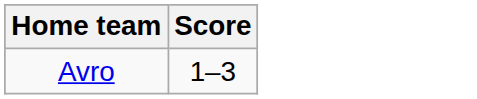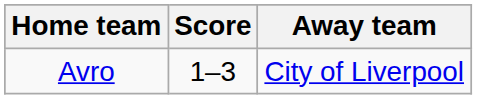+ column: (364, 26)
